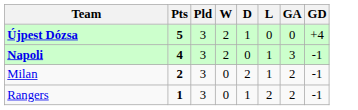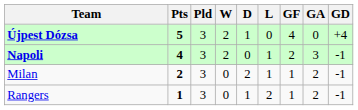+ column: (292, 14)
